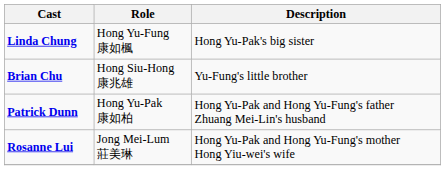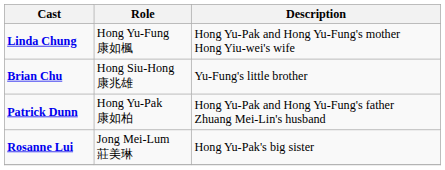(254, 41) Hong Yu-Pak's big sister -> (297, 41) Hong Yu-Pak and Hong Yu-Fung's mother Hong Yiu-wei's wife
(297, 147) Hong Yu-Pak and Hong Yu-Fung's mother Hong Yiu-wei's wife -> (254, 147) Hong Yu-Pak's big sister
